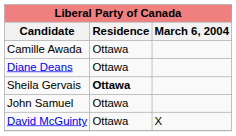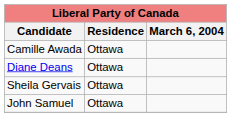(111, 85) bold -> (105, 85) normal
- row: (47, 121)
